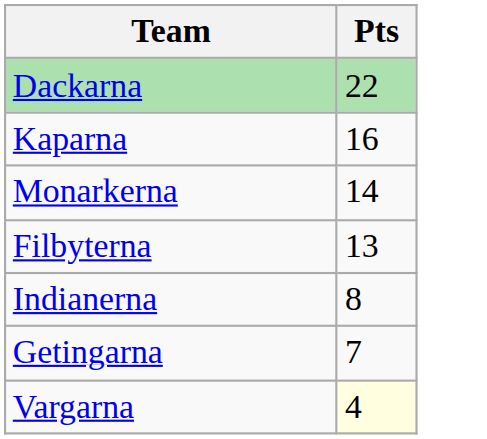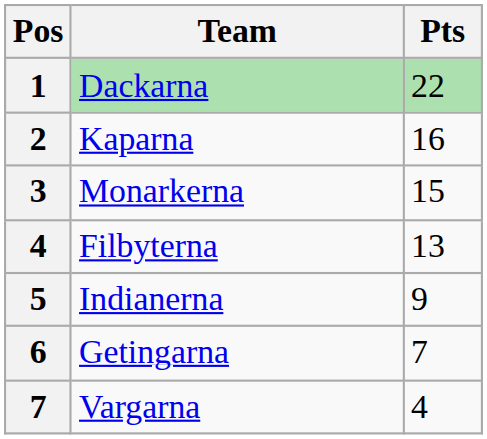+ column: (38, 31)
(362, 191) 14 -> (428, 191) 15
(353, 298) 8 -> (420, 298) 9
(353, 406) lightyellow background -> (420, 406) no background
